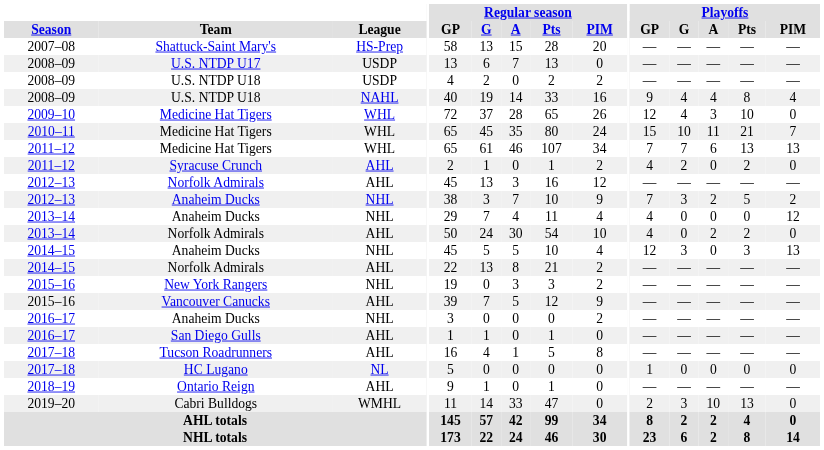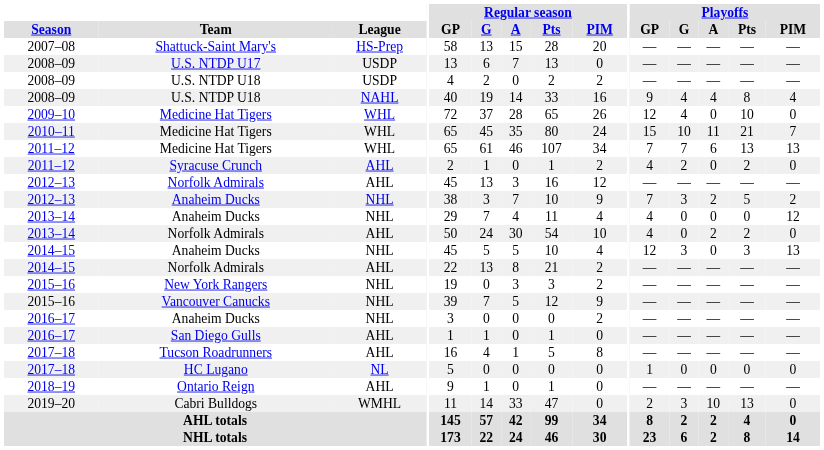(713, 114) 3 -> (713, 114) 0
(380, 301) AHL -> (380, 301) NHL
